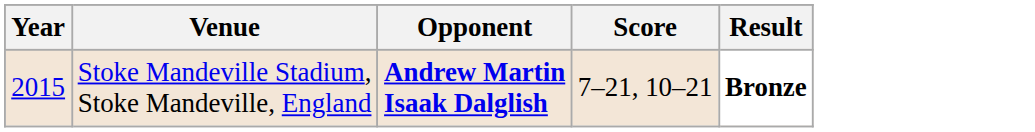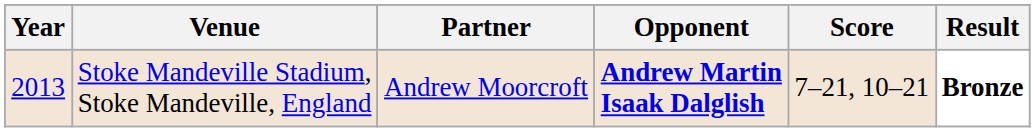+ column: (486, 27)
(38, 87) 2015 -> (38, 87) 2013
